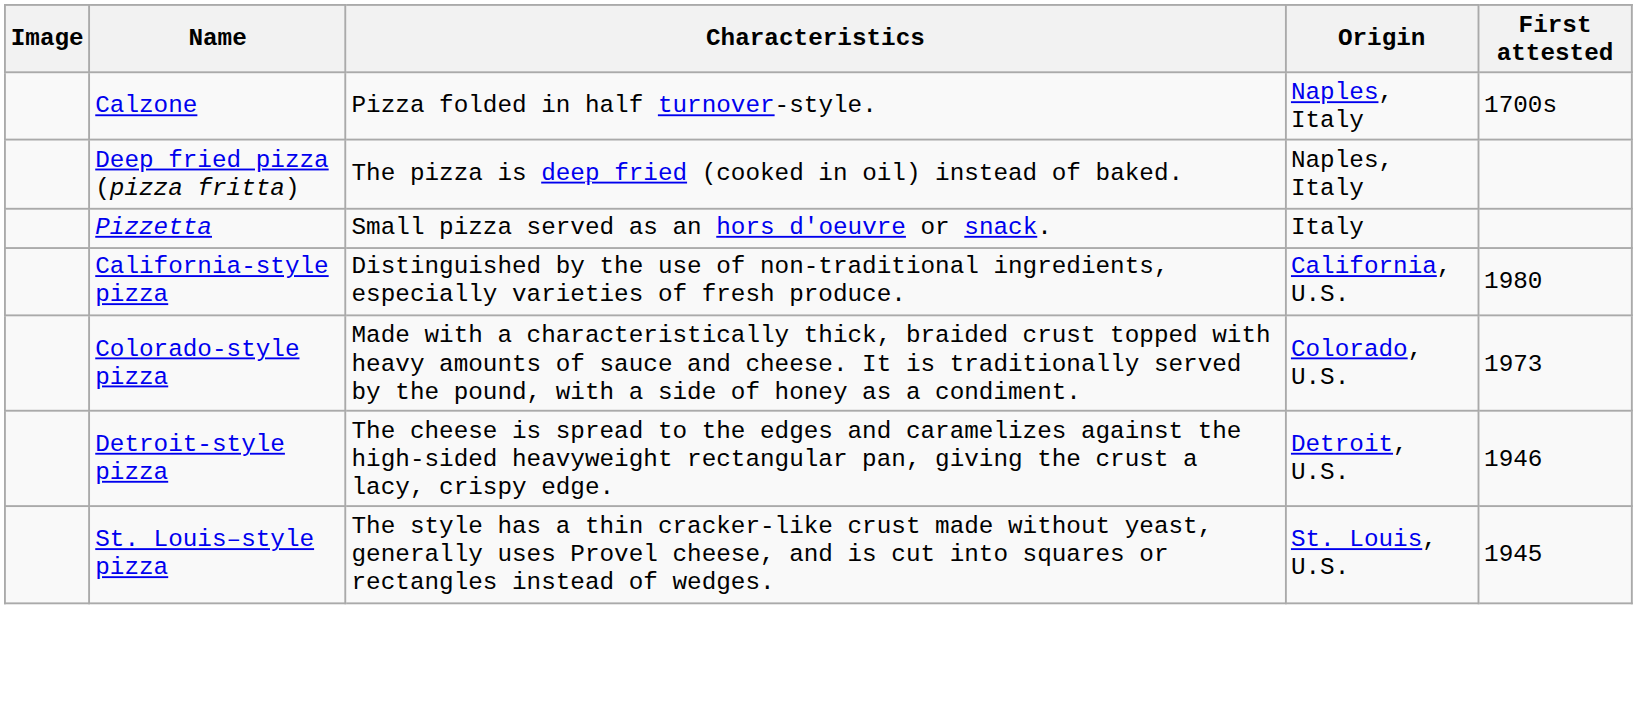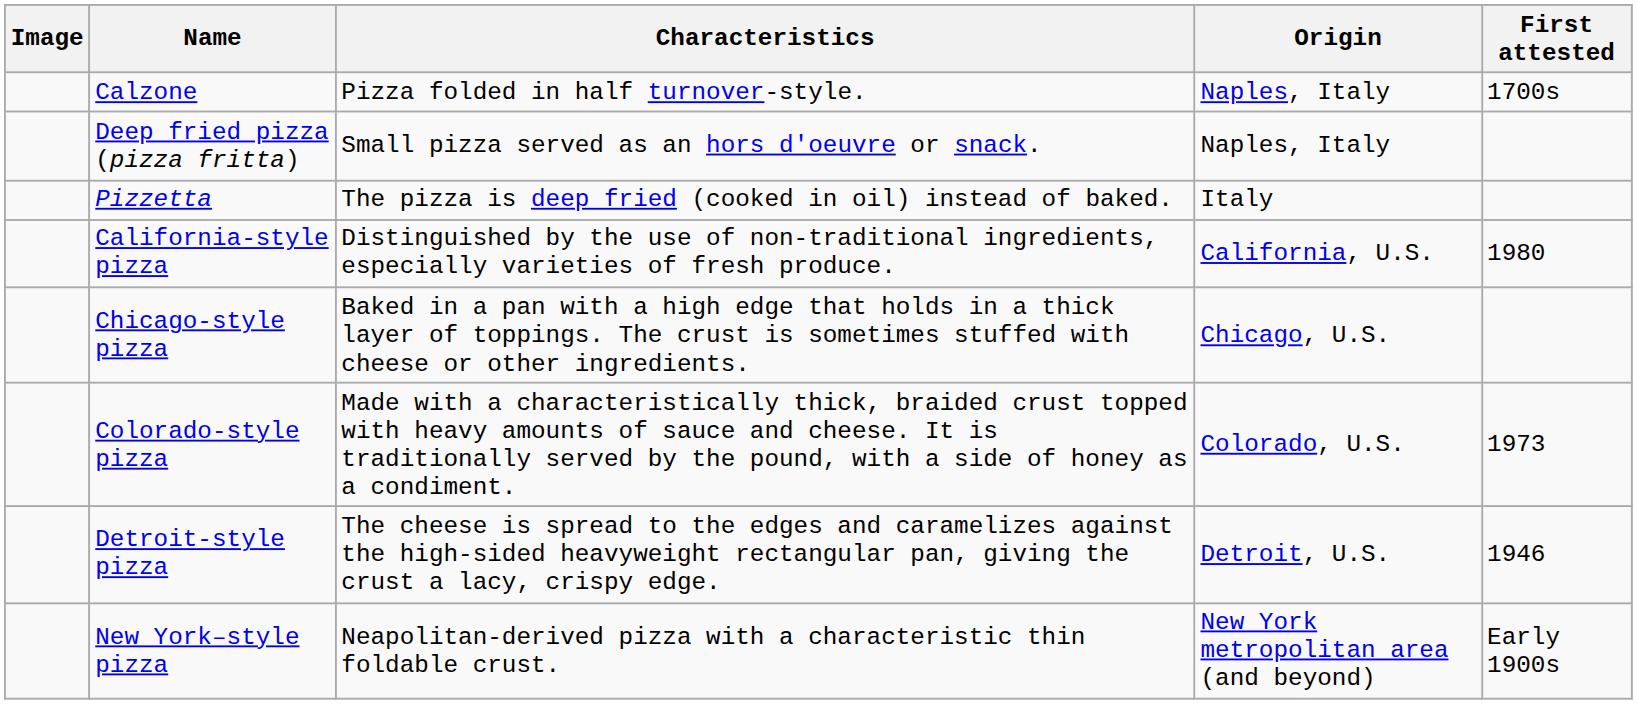(767, 174) The pizza is deep fried (cooked in oil) instead of baked. -> (692, 146) Small pizza served as an hors d'oeuvre or snack.
(702, 228) Small pizza served as an hors d'oeuvre or snack. -> (757, 200) The pizza is deep fried (cooked in oil) instead of baked.
+ row: (190, 335)
+ row: (197, 650)
- row: (205, 555)
